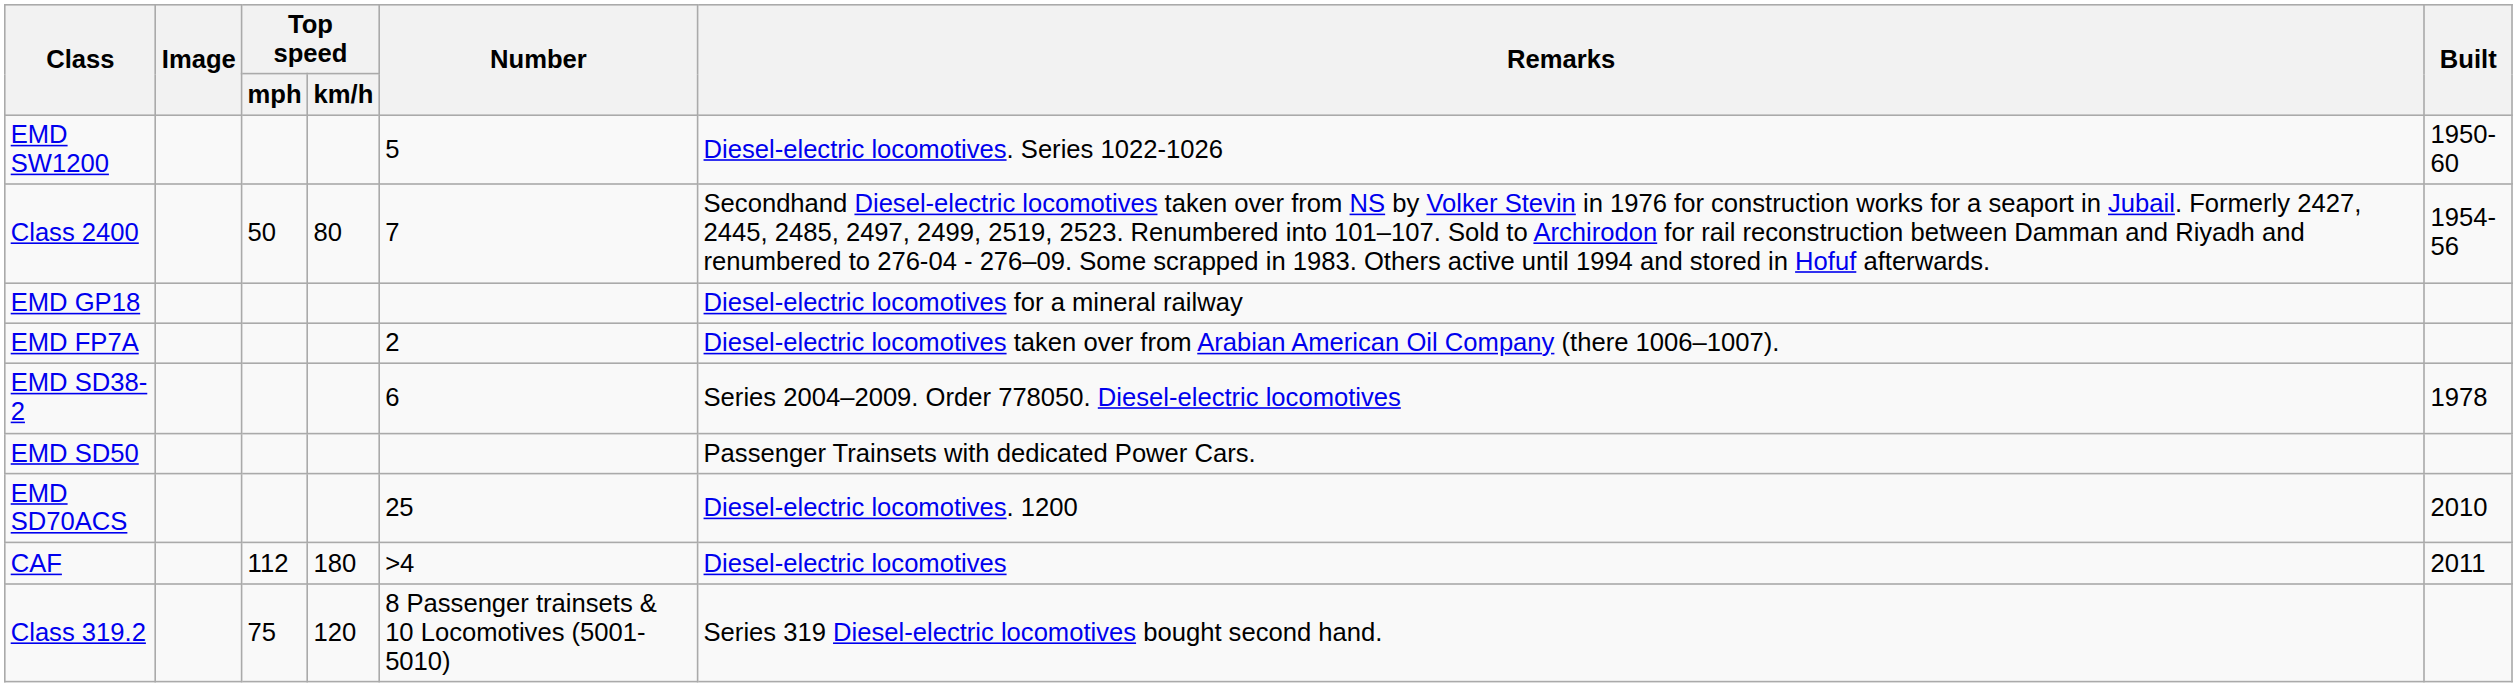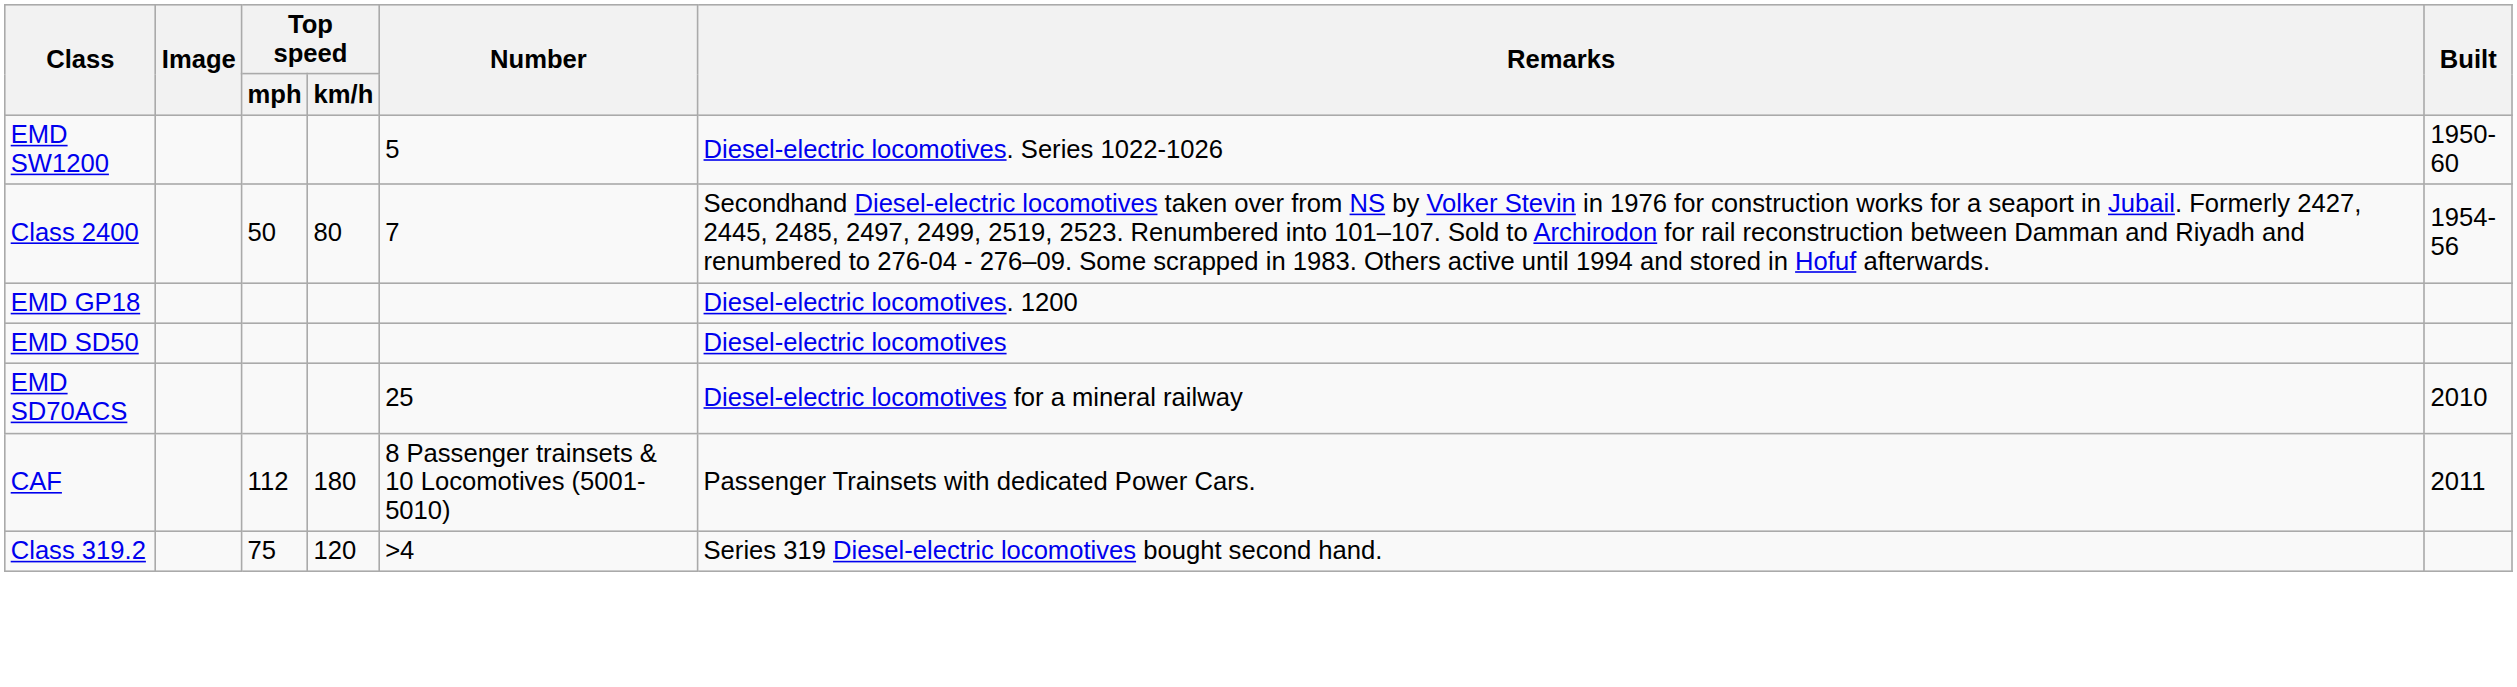(973, 302) Diesel-electric locomotives for a mineral railway -> (891, 302) Diesel-electric locomotives. 1200
- row: (75, 342)
- row: (79, 398)
(980, 452) Passenger Trainsets with dedicated Power Cars. -> (855, 342) Diesel-electric locomotives
(891, 508) Diesel-electric locomotives. 1200 -> (973, 398) Diesel-electric locomotives for a mineral railway
(400, 563) >4 -> (521, 481) 8 Passenger trainsets & 10 Locomotives (5001-5010)
(855, 563) Diesel-electric locomotives -> (980, 481) Passenger Trainsets with dedicated Power Cars.
(521, 632) 8 Passenger trainsets & 10 Locomotives (5001-5010) -> (400, 551) >4
